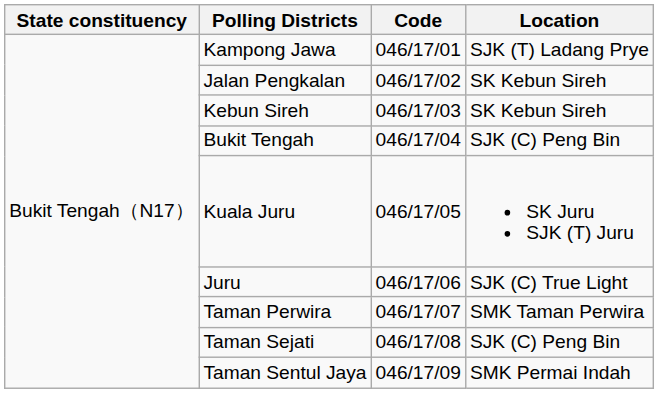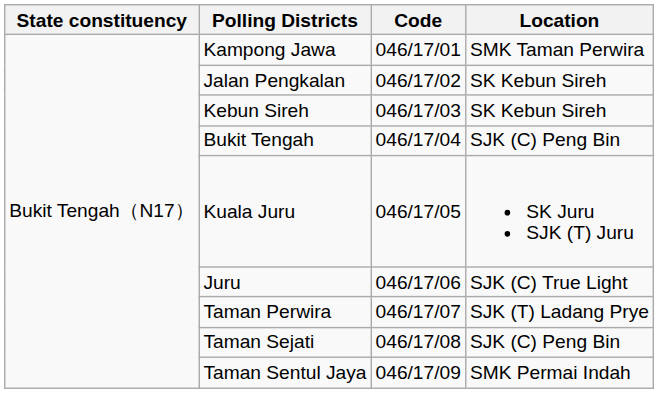(559, 50) SJK (T) Ladang Prye -> (557, 50) SMK Taman Perwira
(557, 312) SMK Taman Perwira -> (559, 312) SJK (T) Ladang Prye
